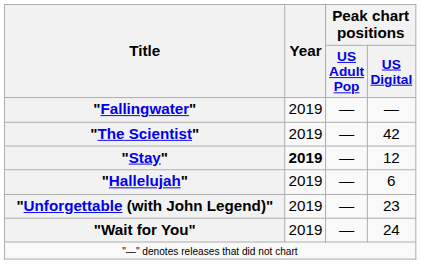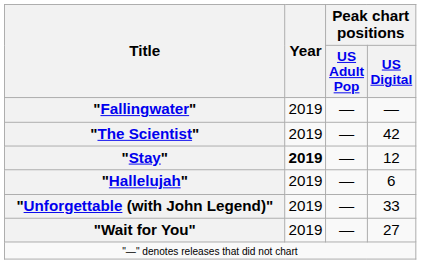(391, 206) 23 -> (391, 206) 33
(391, 230) 24 -> (391, 230) 27
